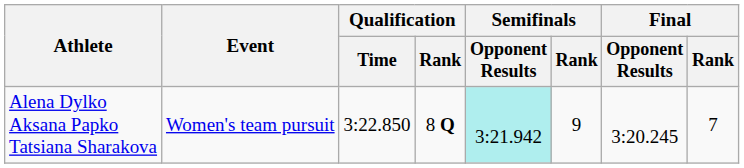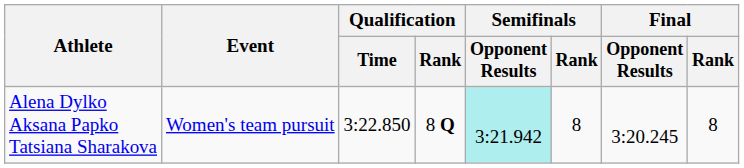(577, 125) 9 -> (577, 125) 8
(713, 125) 7 -> (713, 125) 8
